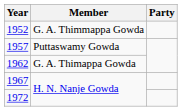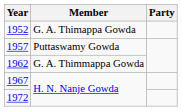(89, 30) G. A. Thimmappa Gowda -> (84, 30) G. A. Thimappa Gowda
(84, 64) G. A. Thimappa Gowda -> (89, 64) G. A. Thimmappa Gowda
